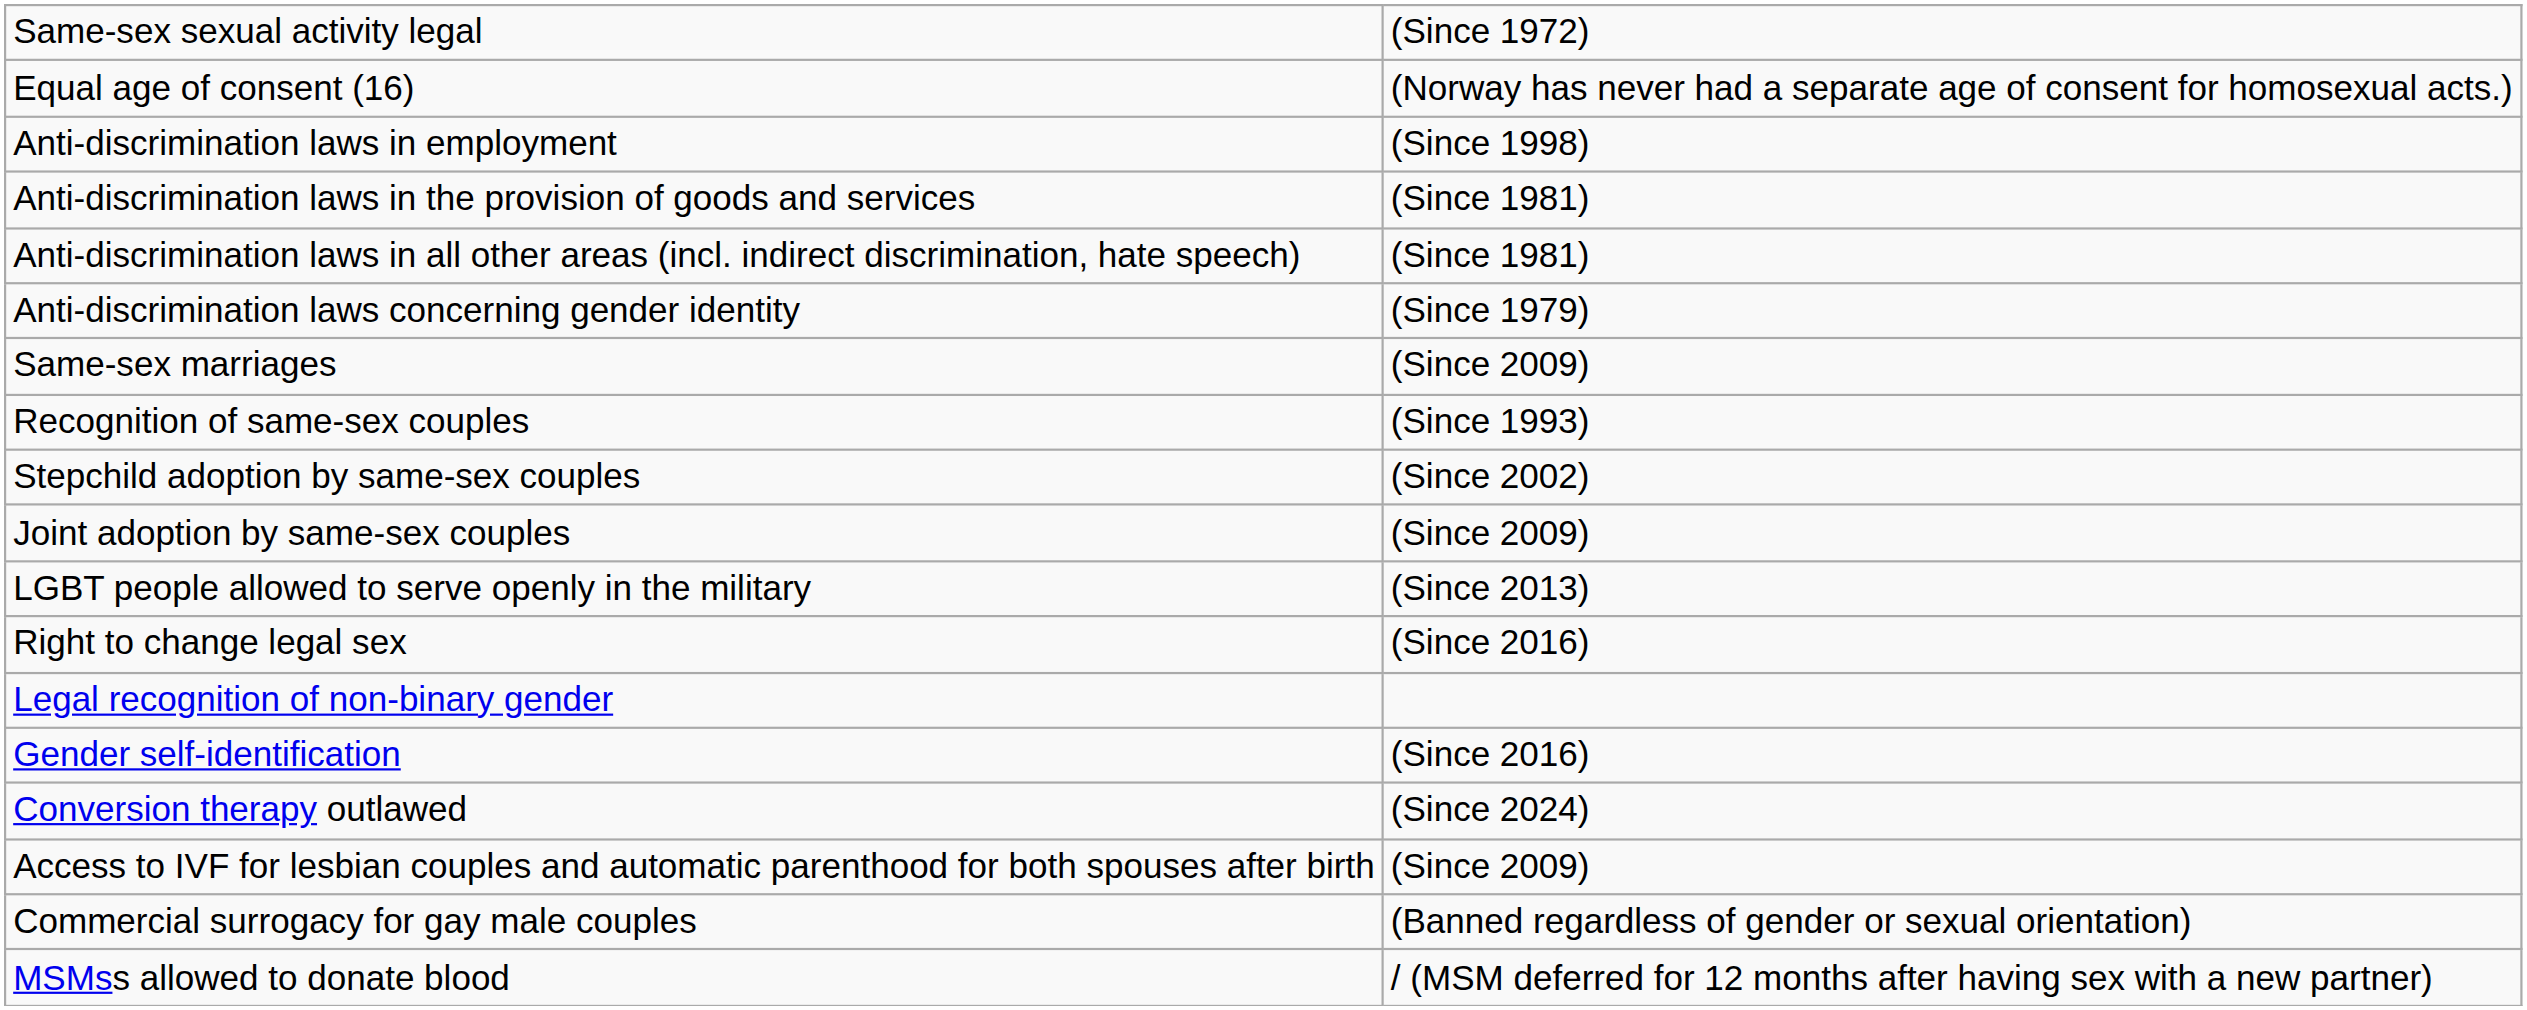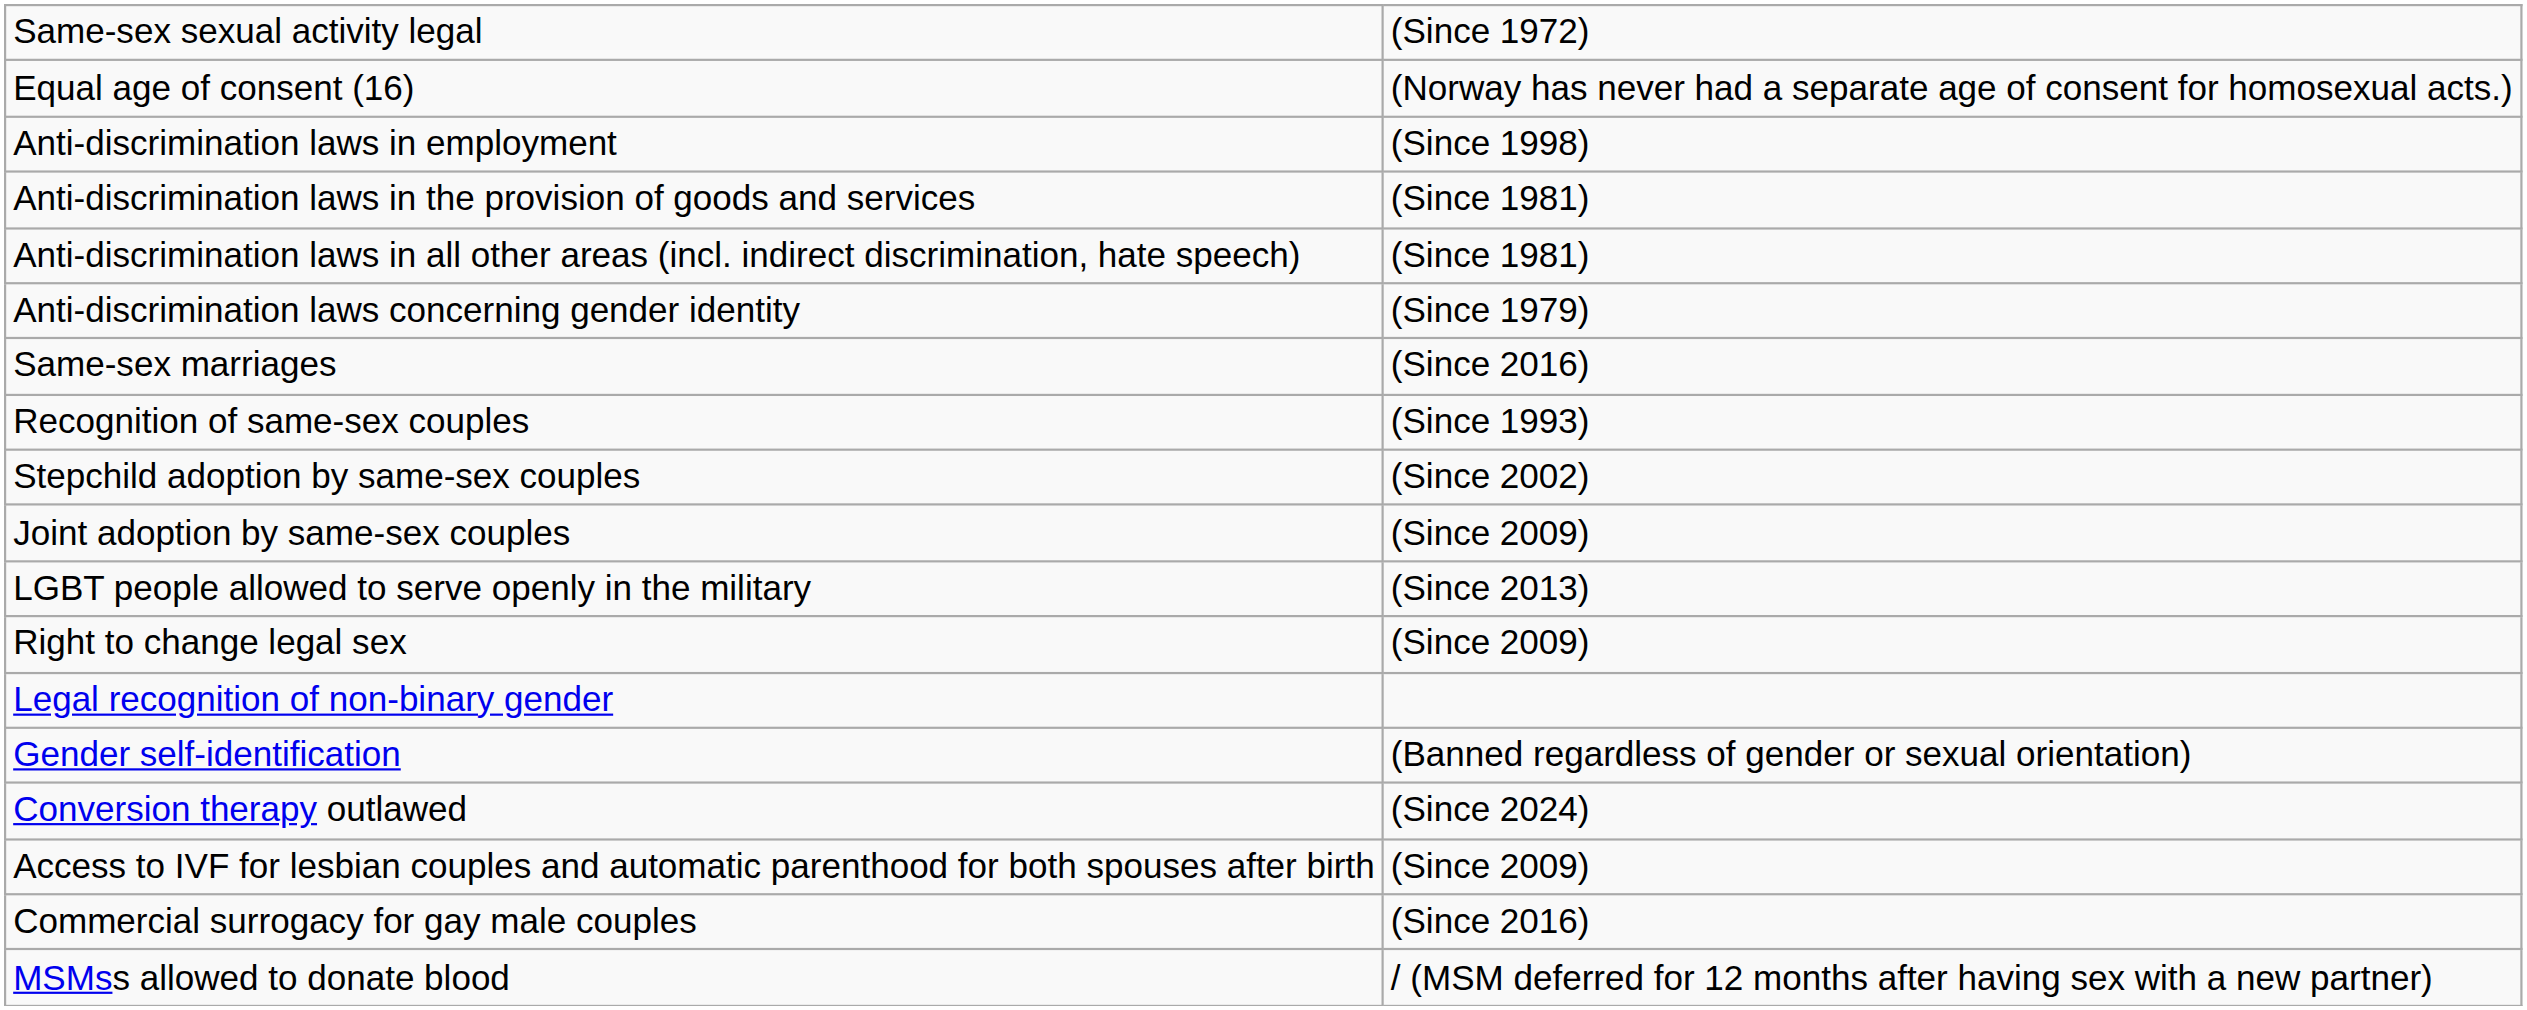(1490, 365) (Since 2009) -> (1490, 365) (Since 2016)
(1490, 643) (Since 2016) -> (1490, 643) (Since 2009)
(1490, 754) (Since 2016) -> (1791, 754) (Banned regardless of gender or sexual orientation)
(1791, 921) (Banned regardless of gender or sexual orientation) -> (1490, 921) (Since 2016)
